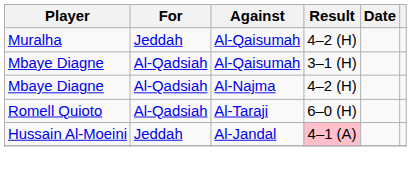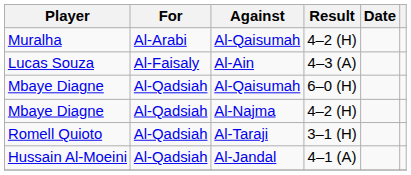(158, 39) Jeddah -> (160, 39) Al-Arabi
+ row: (51, 63)
(332, 63) 3–1 (H) -> (332, 87) 6–0 (H)
(332, 110) 6–0 (H) -> (332, 134) 3–1 (H)
(158, 134) Jeddah -> (171, 157) Al-Qadsiah
(332, 134) pink background -> (332, 157) no background
